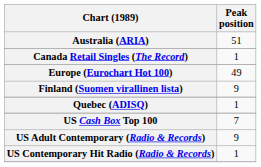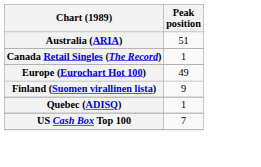- row: (111, 137)
- row: (110, 154)
